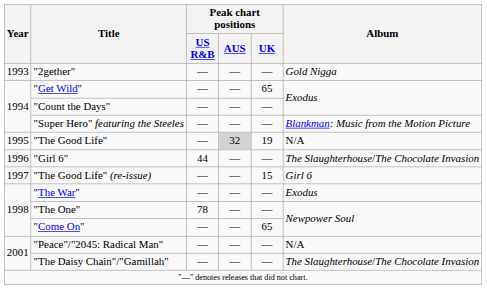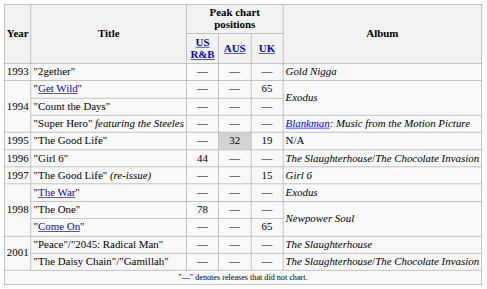(295, 244) N/A -> (329, 244) The Slaughterhouse
